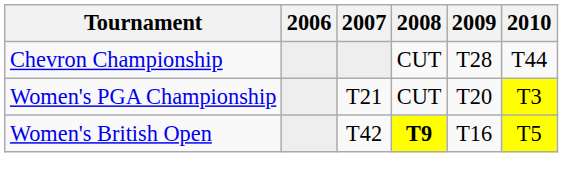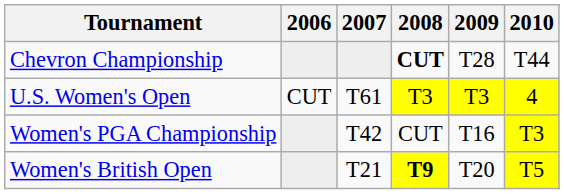(419, 59) normal -> (420, 59) bold
+ row: (100, 96)
(364, 96) T21 -> (364, 133) T42
(474, 96) T20 -> (477, 133) T16
(364, 133) T42 -> (364, 170) T21
(474, 133) T16 -> (477, 170) T20
